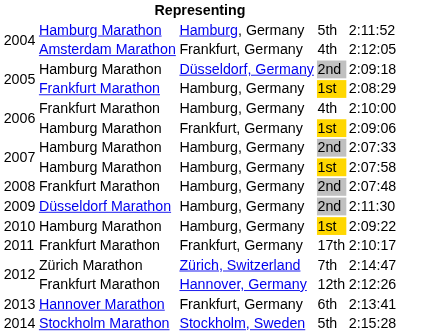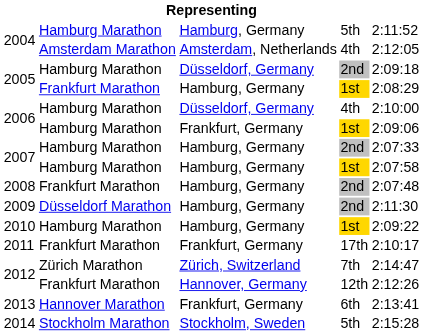(241, 49) Frankfurt, Germany -> (258, 49) Amsterdam, Netherlands
(99, 108) Frankfurt Marathon -> (100, 108) Hamburg Marathon
(242, 108) Hamburg, Germany -> (247, 108) Düsseldorf, Germany
